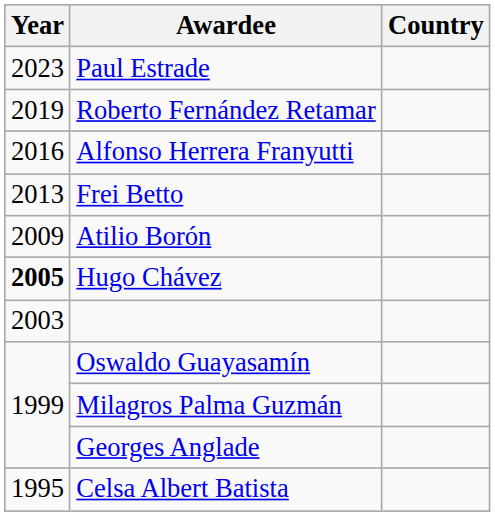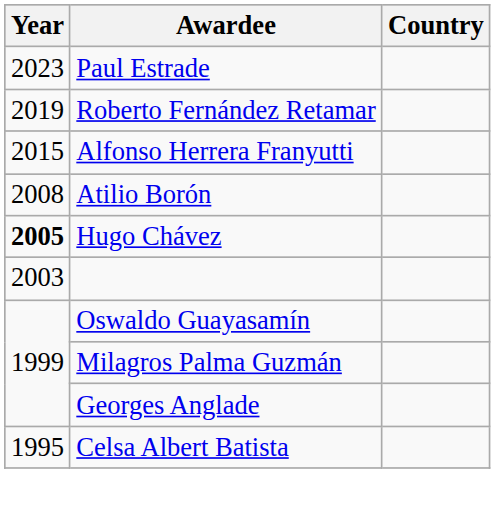(38, 151) 2016 -> (38, 151) 2015
- row: (130, 194)
(38, 236) 2009 -> (38, 194) 2008
